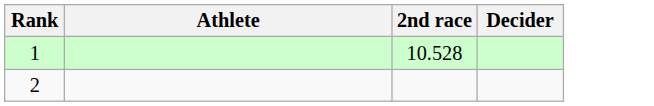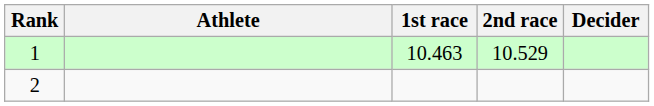+ column: (434, 20)
(434, 52) 10.528 -> (520, 52) 10.529
